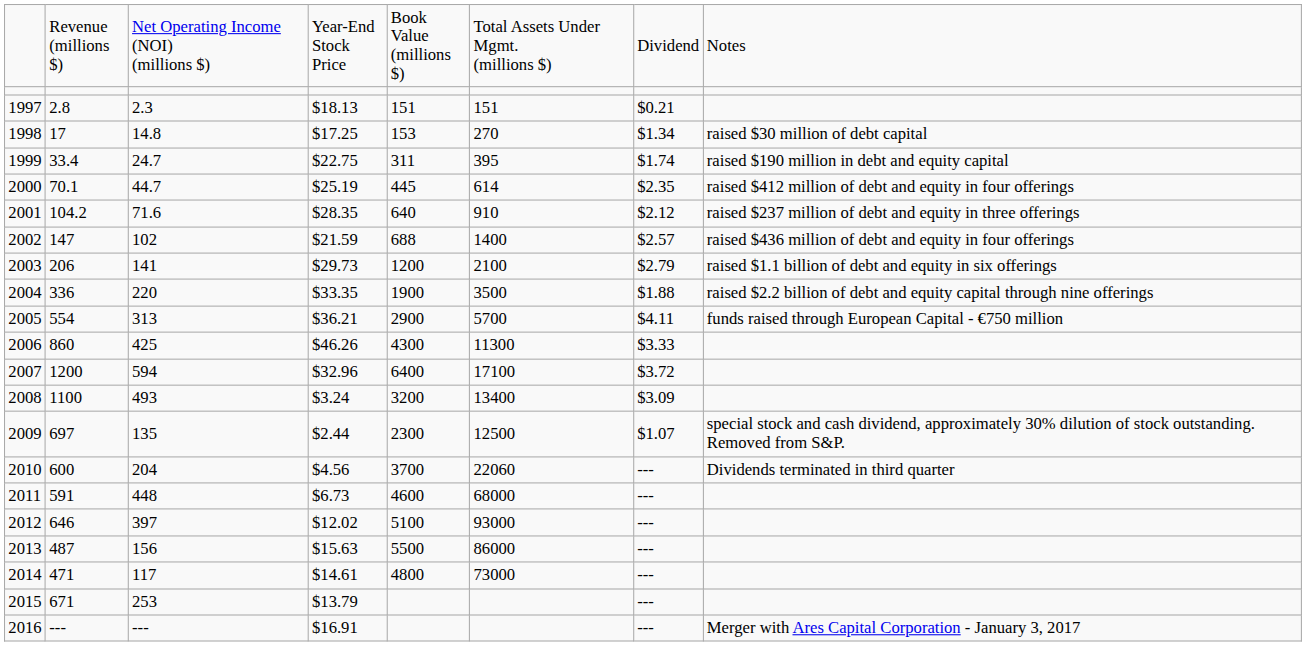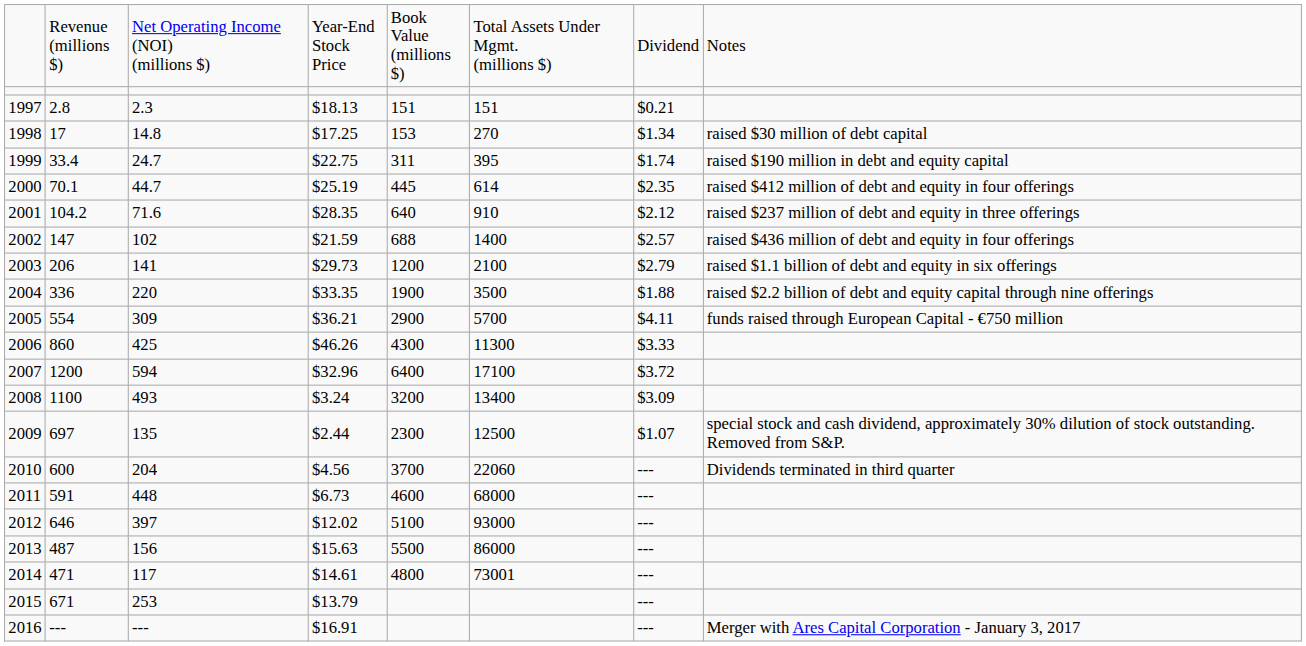(145, 319) 313 -> (145, 319) 309
(494, 575) 73000 -> (494, 575) 73001
